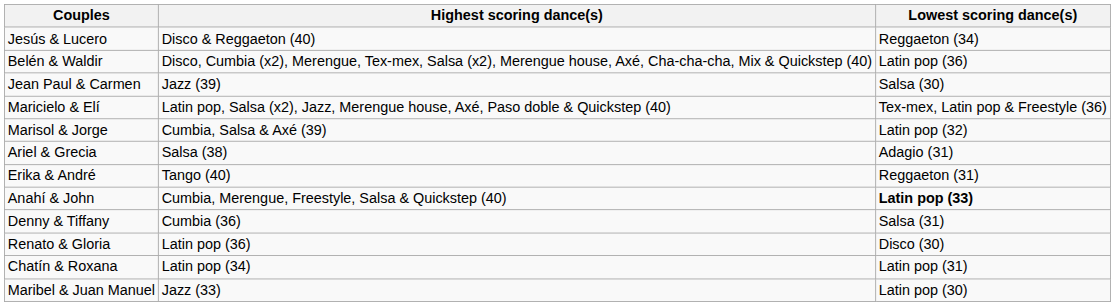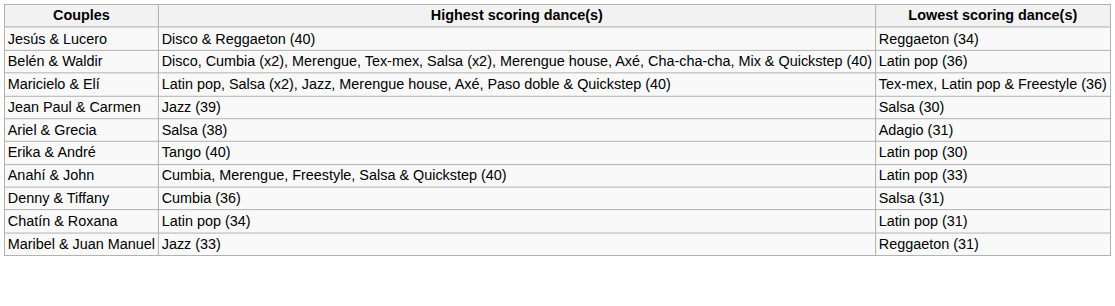rows swapped: (54, 107) <-> (74, 84)
- row: (58, 130)
(929, 175) Reggaeton (31) -> (923, 152) Latin pop (30)
(926, 198) bold -> (923, 175) normal
- row: (59, 244)
(923, 289) Latin pop (30) -> (929, 244) Reggaeton (31)
